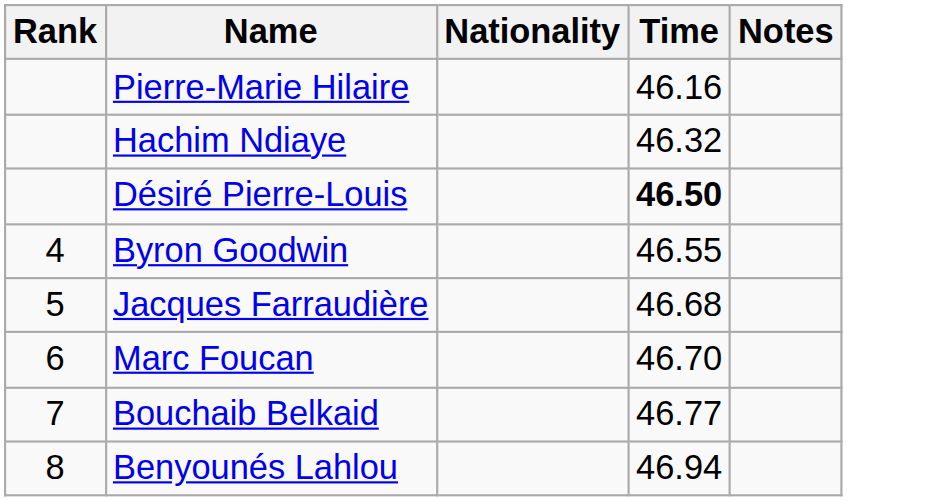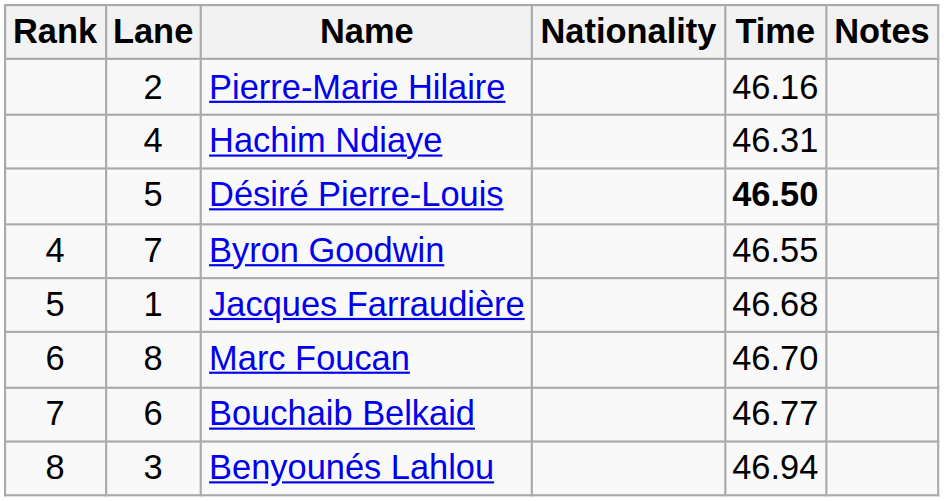+ column: (153, 31)
(679, 140) 46.32 -> (775, 140) 46.31
